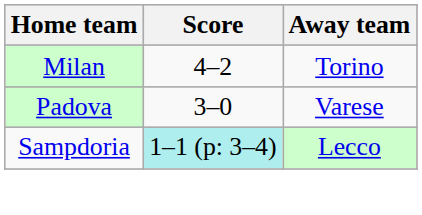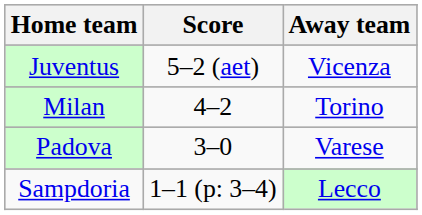+ row: (74, 65)
(213, 147) paleturquoise background -> (213, 188) no background
